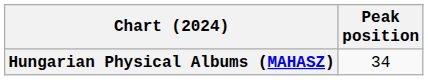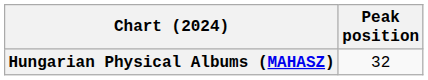(381, 62) 34 -> (381, 62) 32
